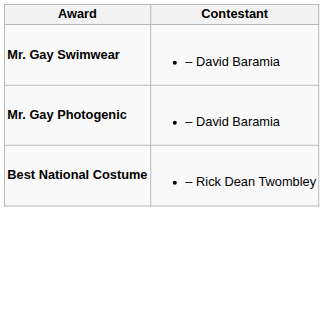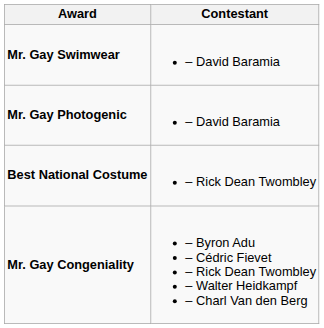+ row: (71, 264)
